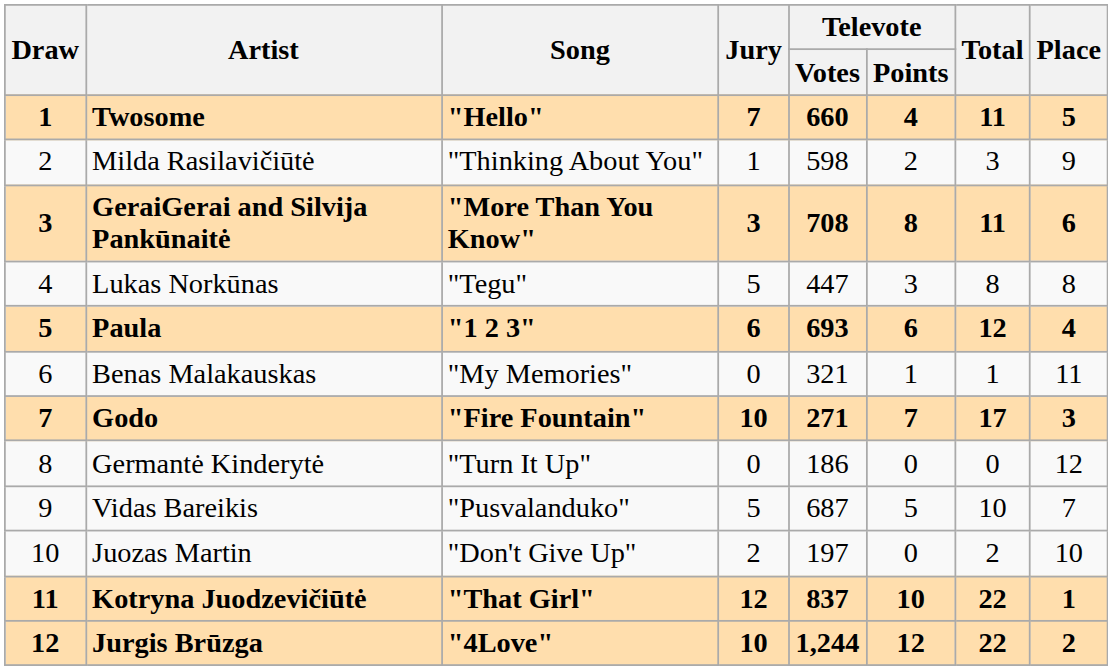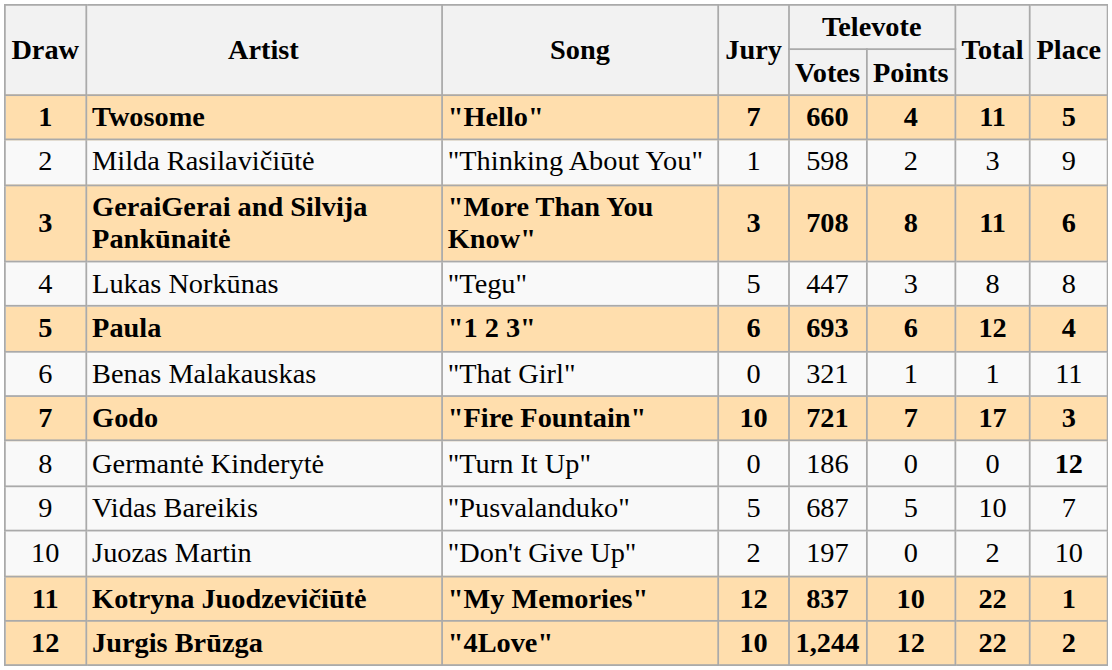(540, 373) "My Memories" -> (512, 373) "That Girl"
(827, 418) 271 -> (827, 418) 721
(1069, 463) normal -> (1069, 463) bold
(521, 597) "That Girl" -> (548, 597) "My Memories"
